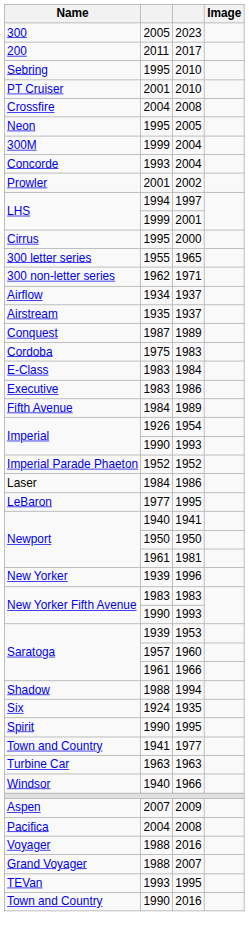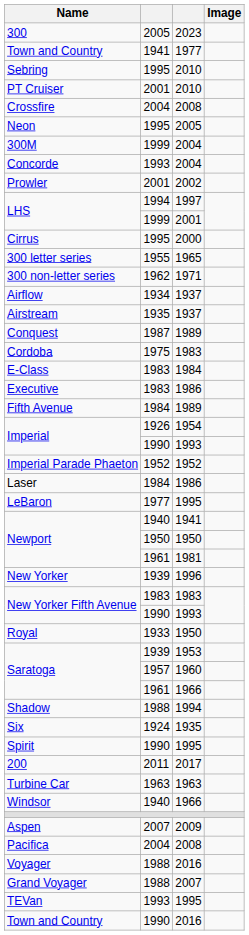rows swapped: (17, 51) <-> (55, 746)
+ row: (22, 633)
